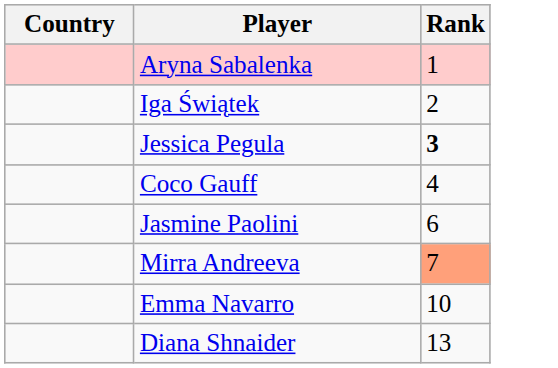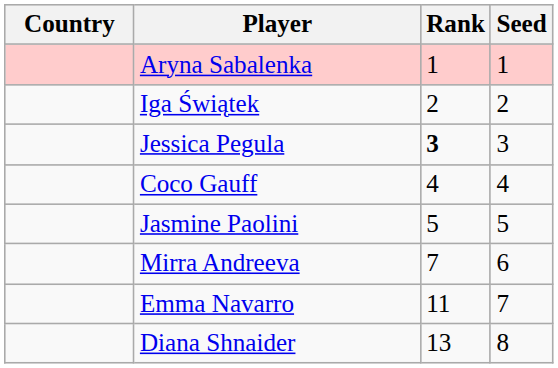+ column: (522, 24)
(433, 223) 6 -> (433, 223) 5
(433, 263) lightsalmon background -> (433, 263) no background
(439, 303) 10 -> (438, 303) 11
